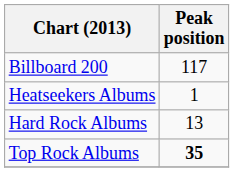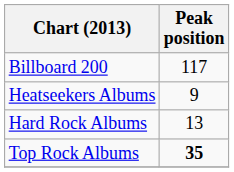(194, 95) 1 -> (194, 95) 9
